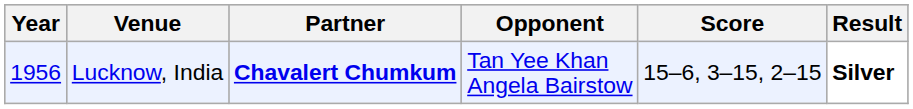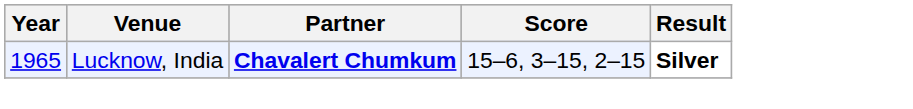- column: (550, 23)
(36, 72) 1956 -> (36, 59) 1965
